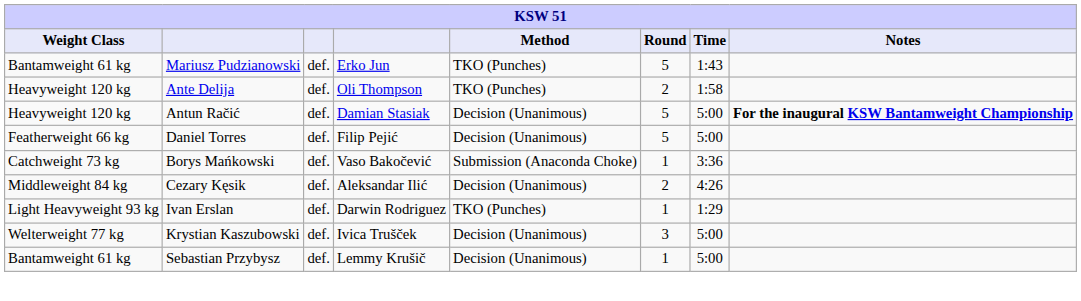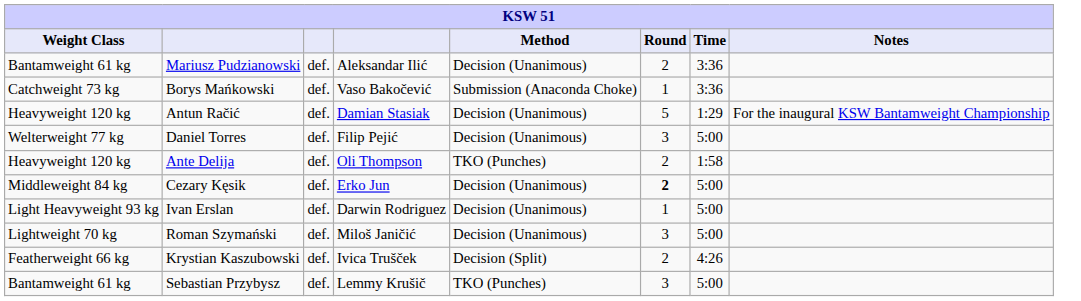(363, 64) Erko Jun -> (382, 64) Aleksandar Ilić
(499, 64) TKO (Punches) -> (520, 64) Decision (Unanimous)
(665, 64) 5 -> (665, 64) 2
(710, 64) 1:43 -> (710, 64) 3:36
rows swapped: (220, 161) <-> (200, 89)
(710, 113) 5:00 -> (710, 113) 1:29
(903, 113) bold -> (891, 113) normal
(69, 137) Featherweight 66 kg -> (66, 137) Welterweight 77 kg
(665, 137) 5 -> (665, 137) 3
(382, 186) Aleksandar Ilić -> (363, 186) Erko Jun
(665, 186) normal -> (665, 186) bold
(710, 186) 4:26 -> (710, 186) 5:00
(499, 210) TKO (Punches) -> (520, 210) Decision (Unanimous)
(710, 210) 1:29 -> (710, 210) 5:00
+ row: (221, 234)
(66, 234) Welterweight 77 kg -> (69, 259) Featherweight 66 kg
(520, 234) Decision (Unanimous) -> (500, 259) Decision (Split)
(665, 234) 3 -> (665, 259) 2
(710, 234) 5:00 -> (710, 259) 4:26
(520, 259) Decision (Unanimous) -> (499, 283) TKO (Punches)
(665, 259) 1 -> (665, 283) 3
